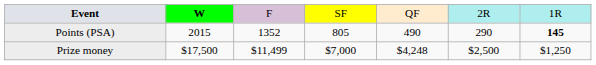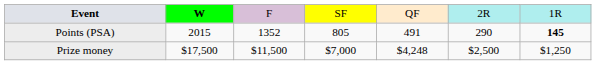(412, 32) 490 -> (412, 32) 491
(269, 51) $11,499 -> (269, 51) $11,500
